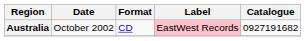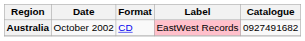(271, 28) 0927191682 -> (271, 28) 0927491682
